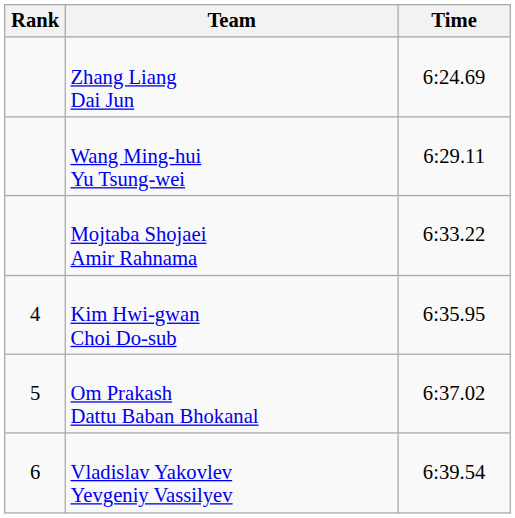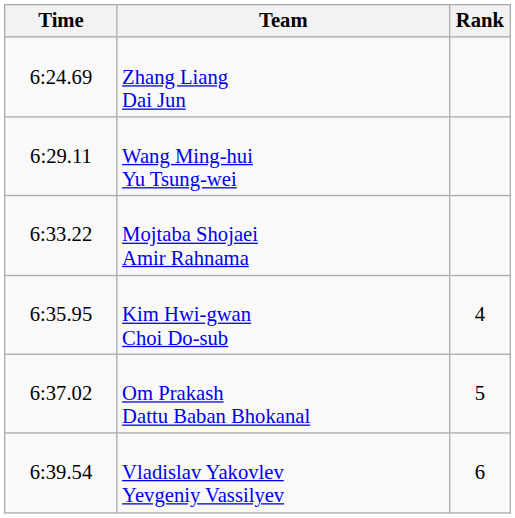columns swapped: (35, 20) <-> (454, 20)
